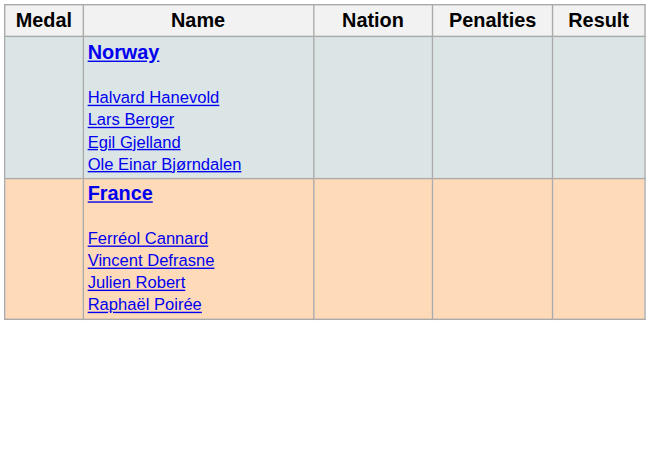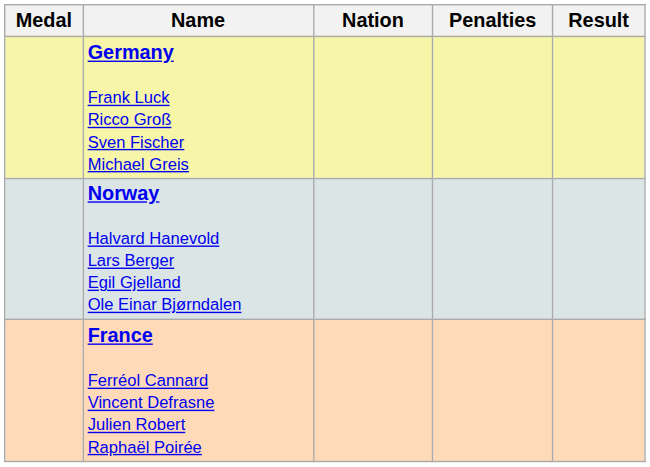+ row: (138, 107)
